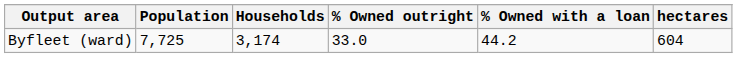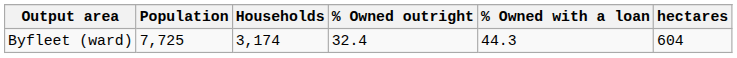(349, 41) 33.0 -> (349, 41) 32.4
(499, 41) 44.2 -> (499, 41) 44.3
